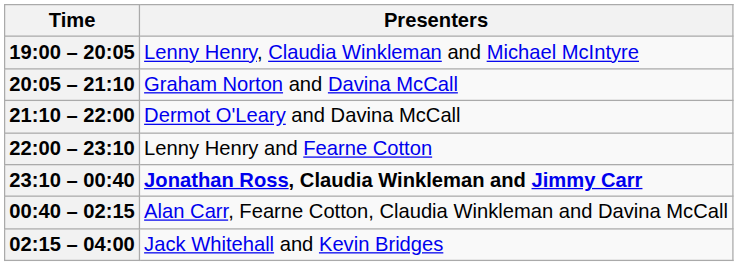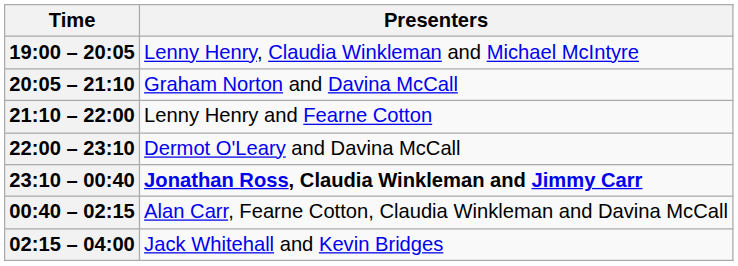(302, 116) Dermot O'Leary and Davina McCall -> (288, 116) Lenny Henry and Fearne Cotton
(288, 148) Lenny Henry and Fearne Cotton -> (302, 148) Dermot O'Leary and Davina McCall
